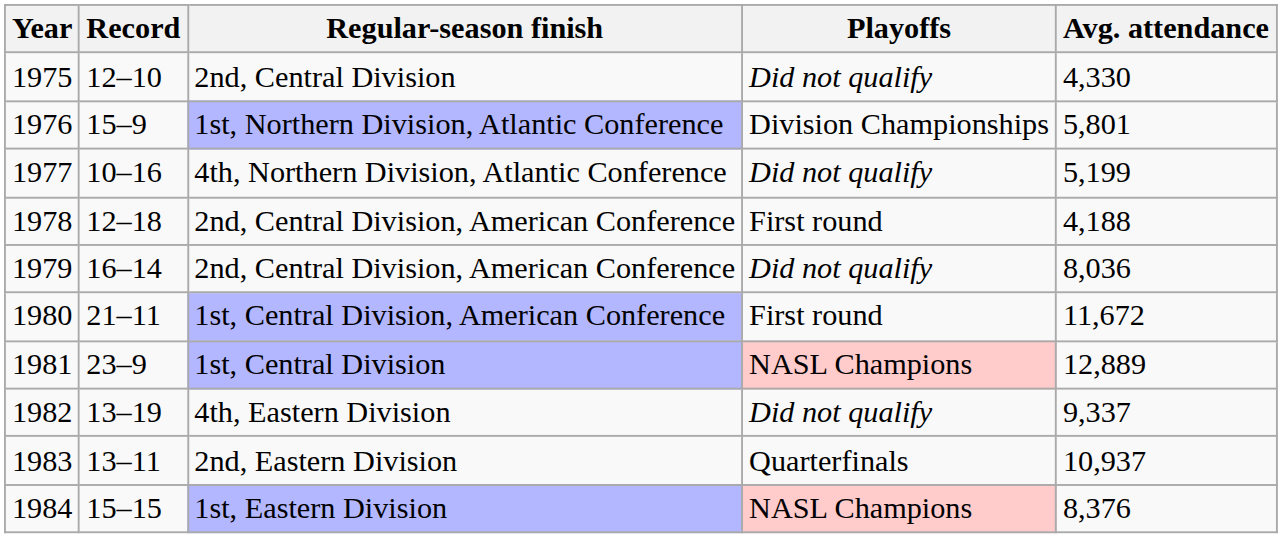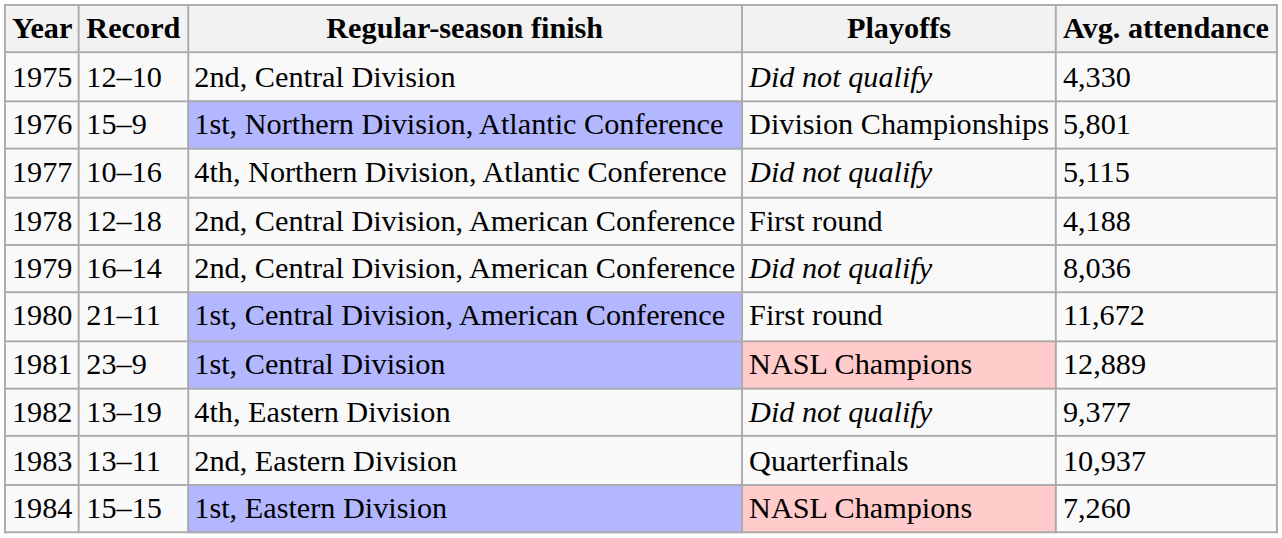(1097, 172) 5,199 -> (1096, 172) 5,115
(1097, 412) 9,337 -> (1097, 412) 9,377
(1097, 508) 8,376 -> (1097, 508) 7,260
